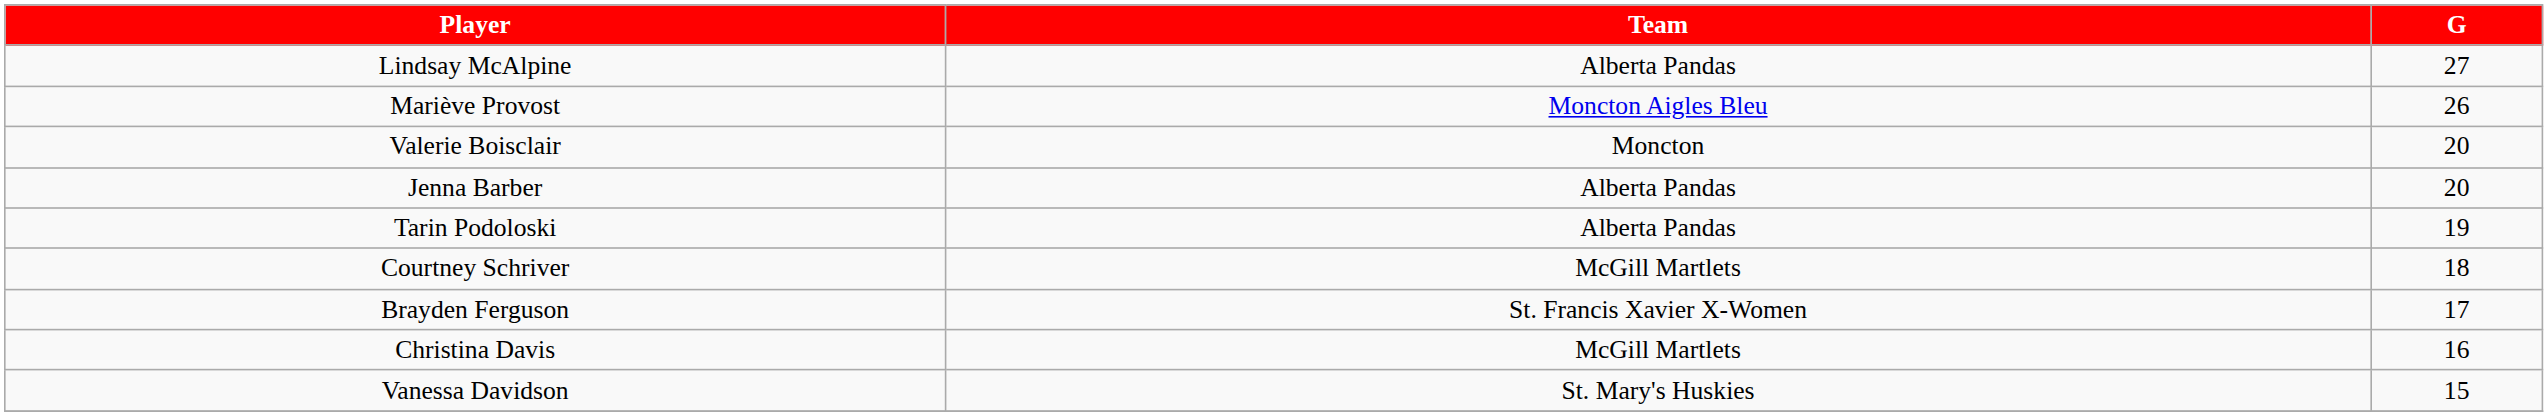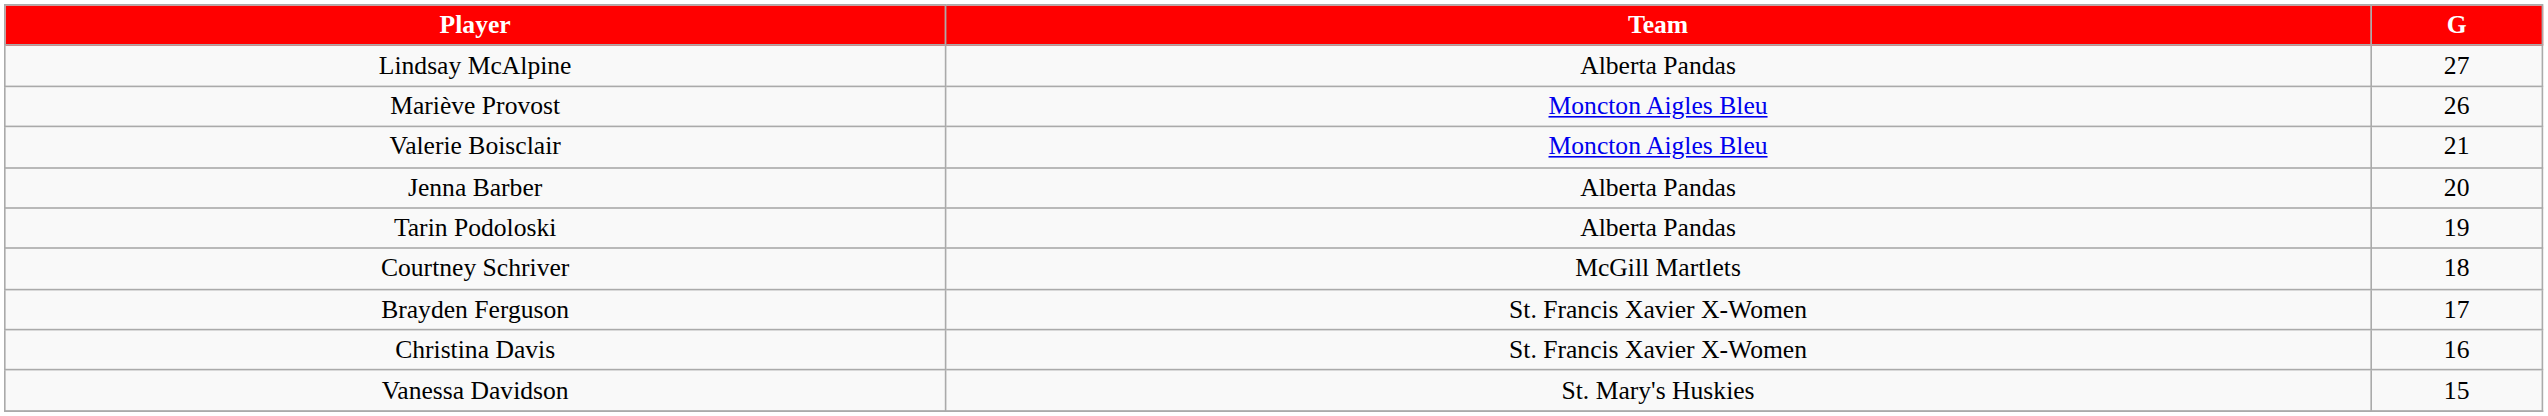(1658, 146) Moncton -> (1658, 146) Moncton Aigles Bleu
(2457, 146) 20 -> (2457, 146) 21
(1658, 349) McGill Martlets -> (1658, 349) St. Francis Xavier X-Women
